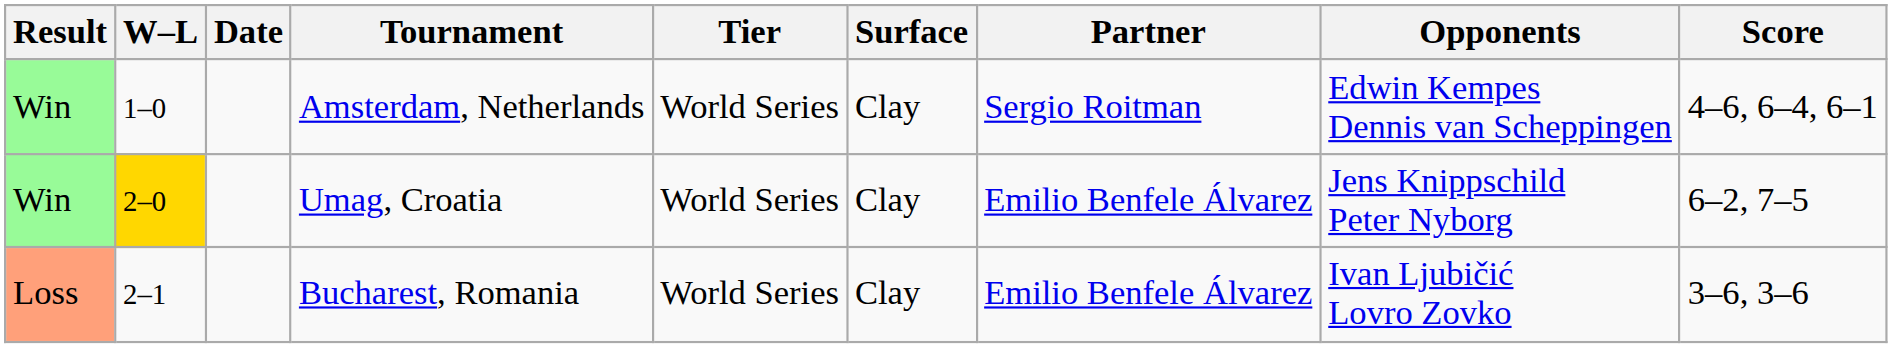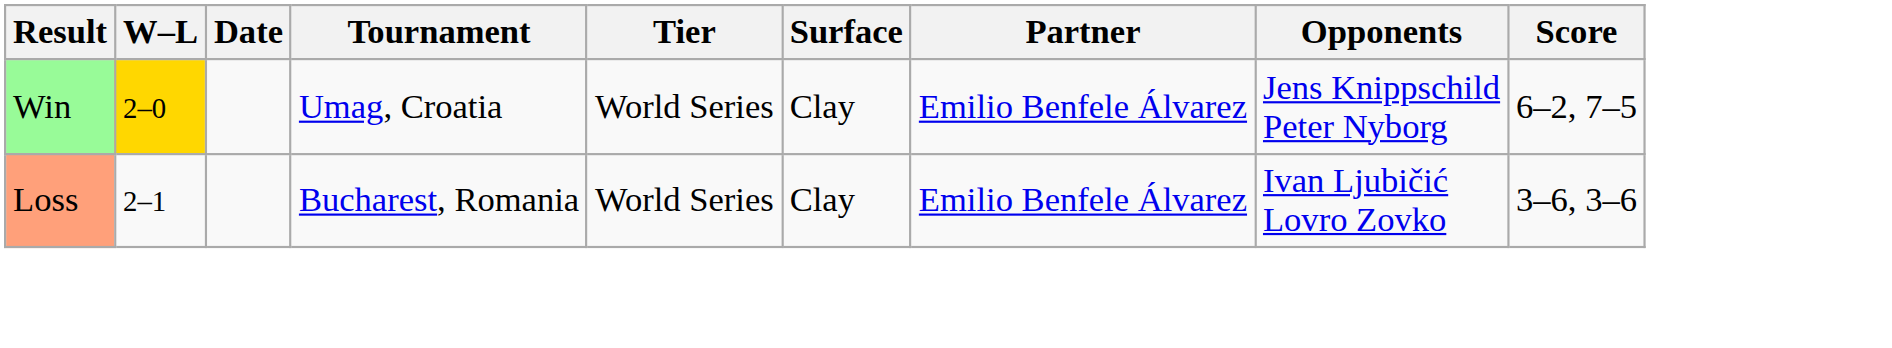- row: (472, 106)
